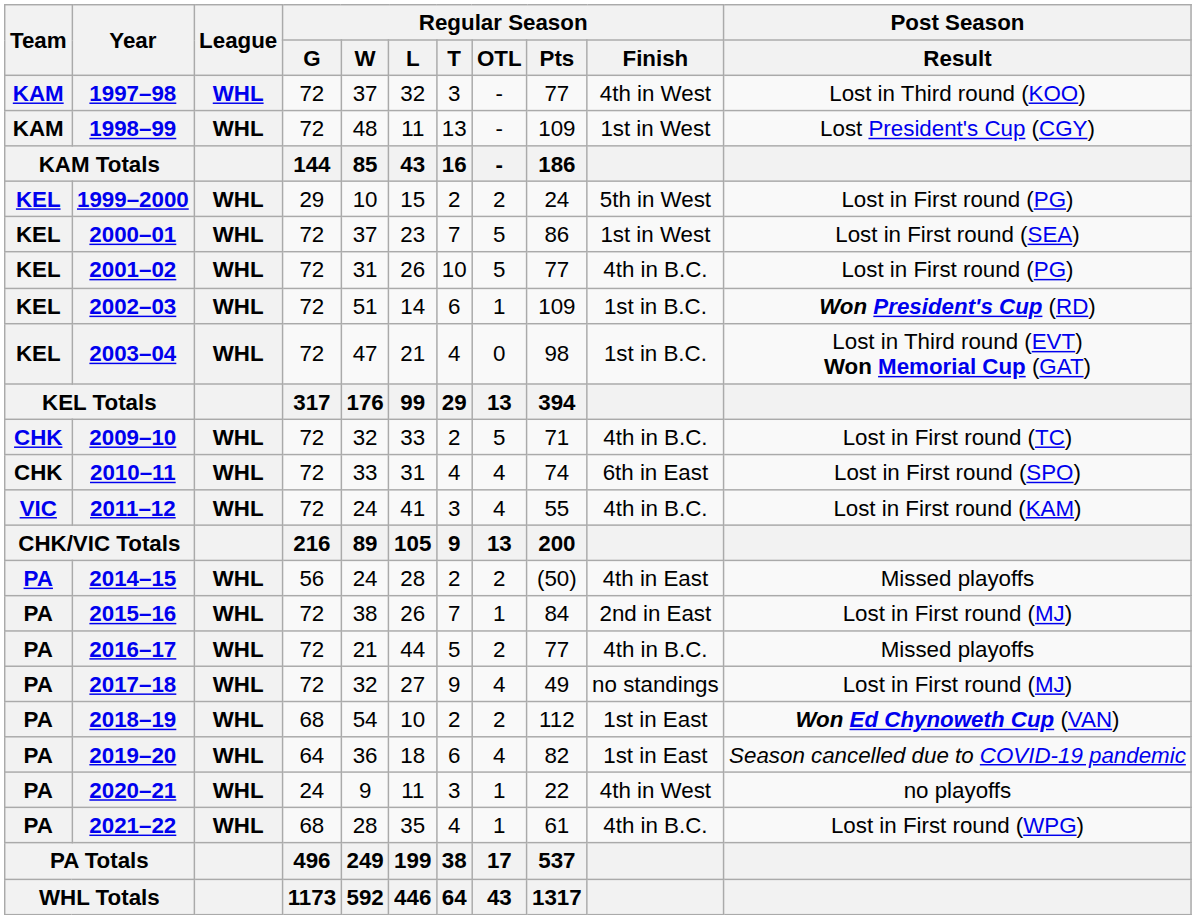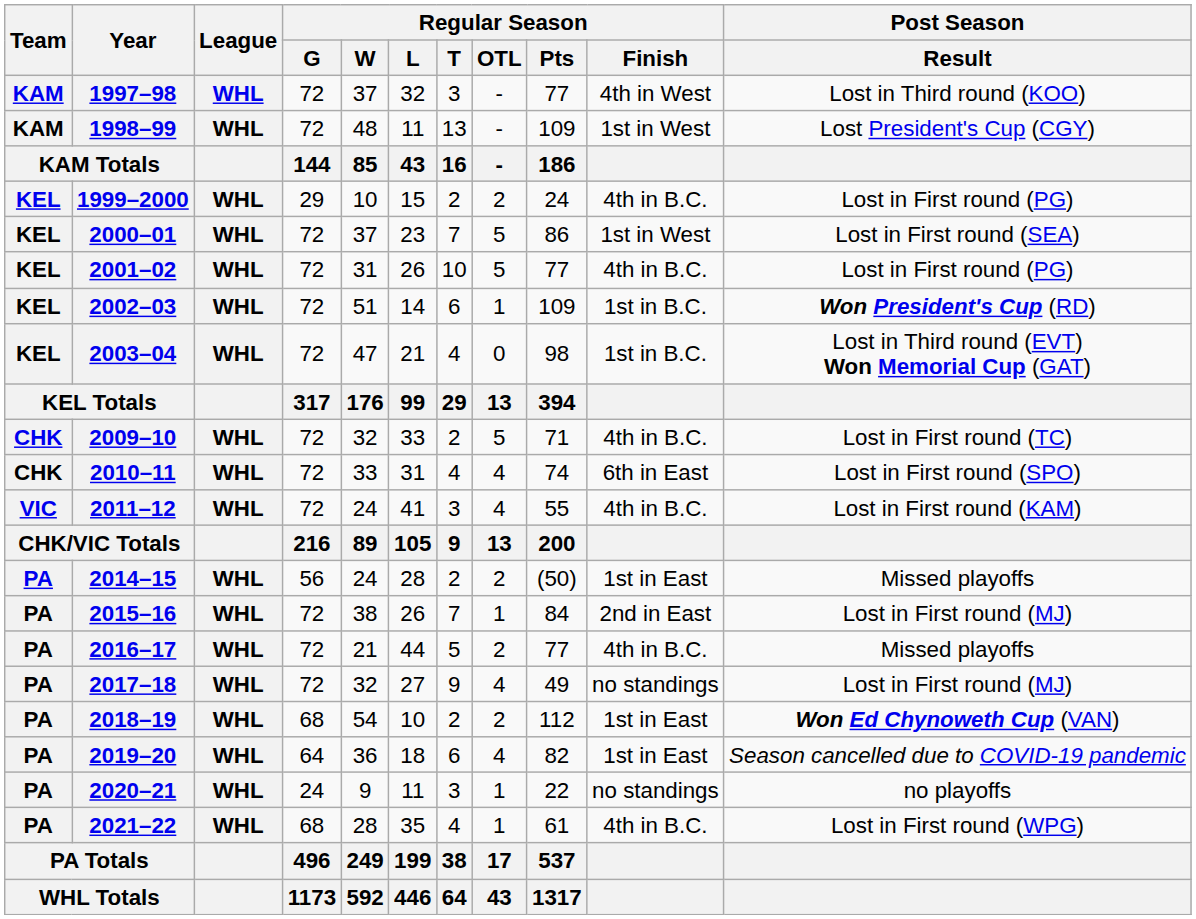(655, 199) 5th in West -> (655, 199) 4th in B.C.
(655, 578) 4th in East -> (655, 578) 1st in East
(655, 790) 4th in West -> (655, 790) no standings
